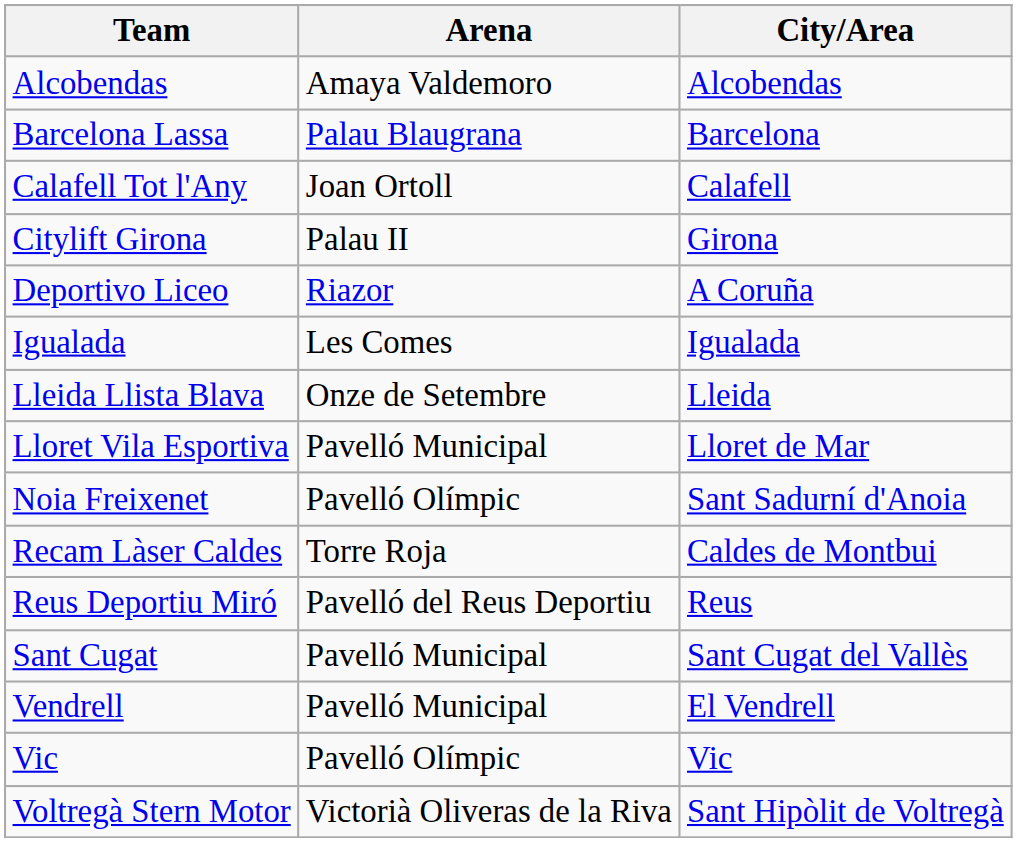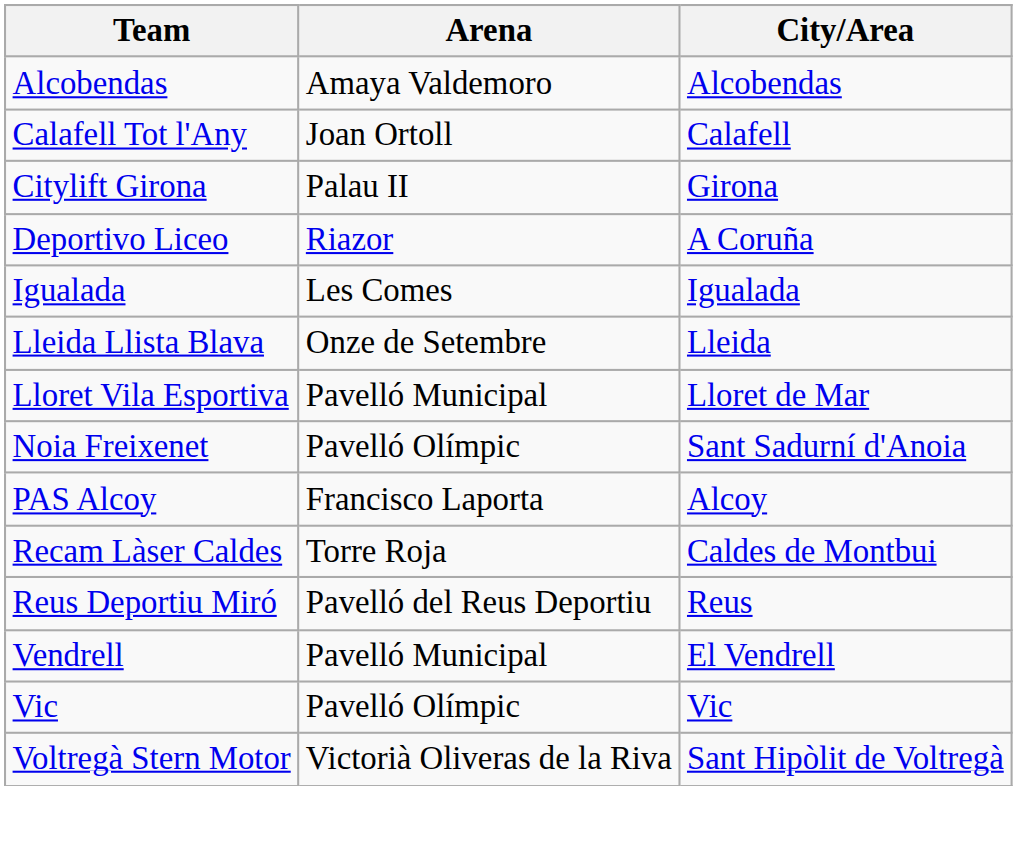- row: (120, 134)
+ row: (84, 498)
- row: (85, 654)
